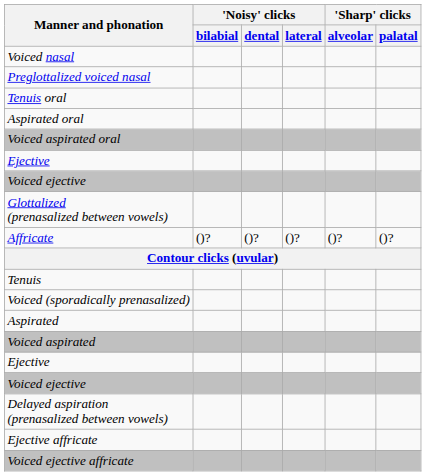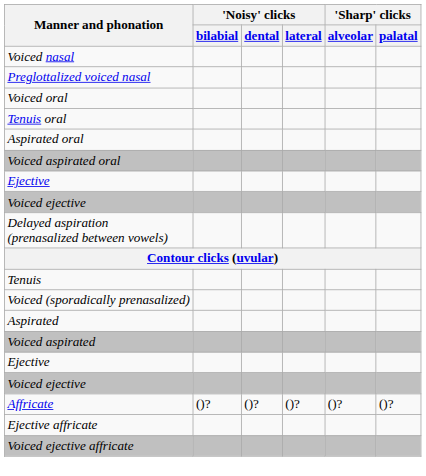+ row: (37, 98)
- row: (88, 209)
rows swapped: (88, 411) <-> (30, 237)
